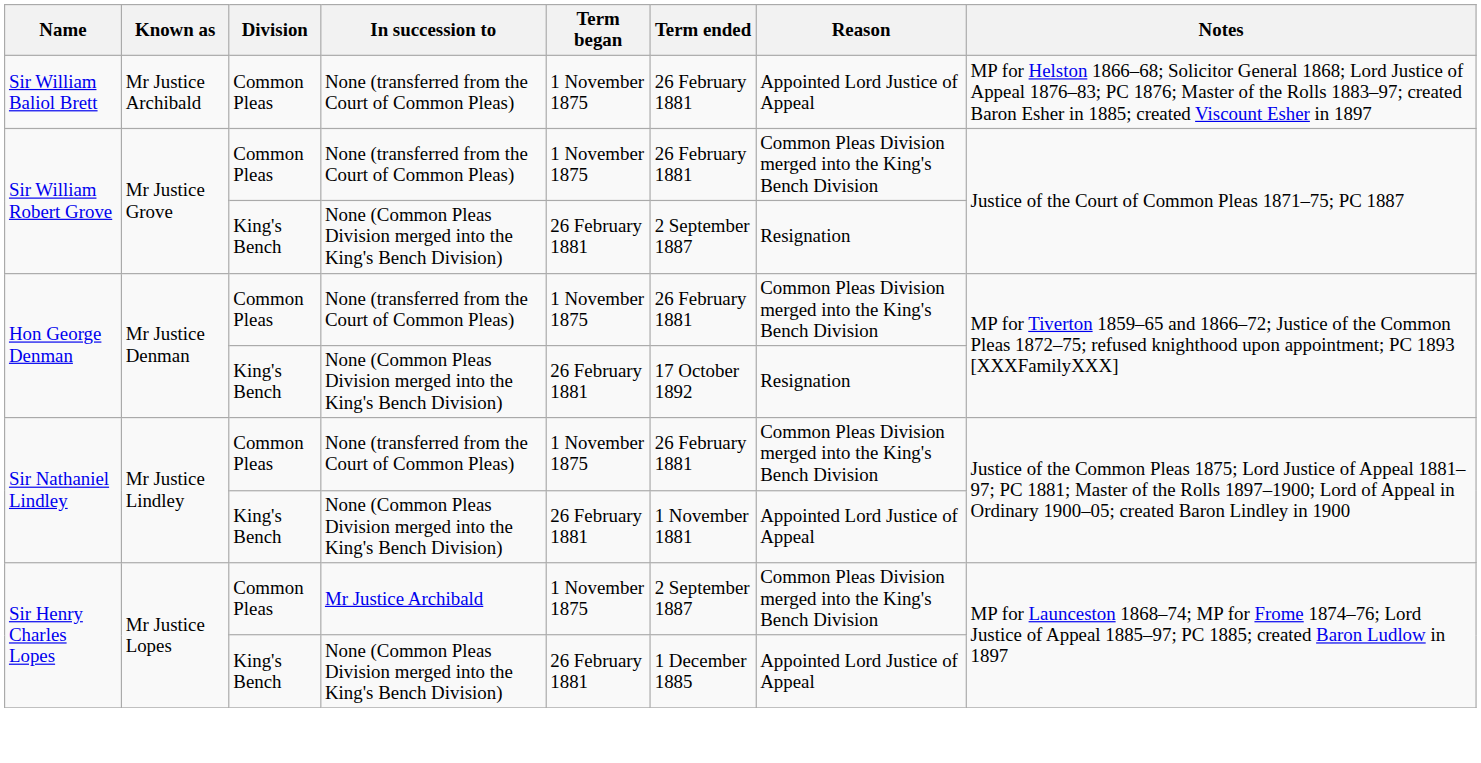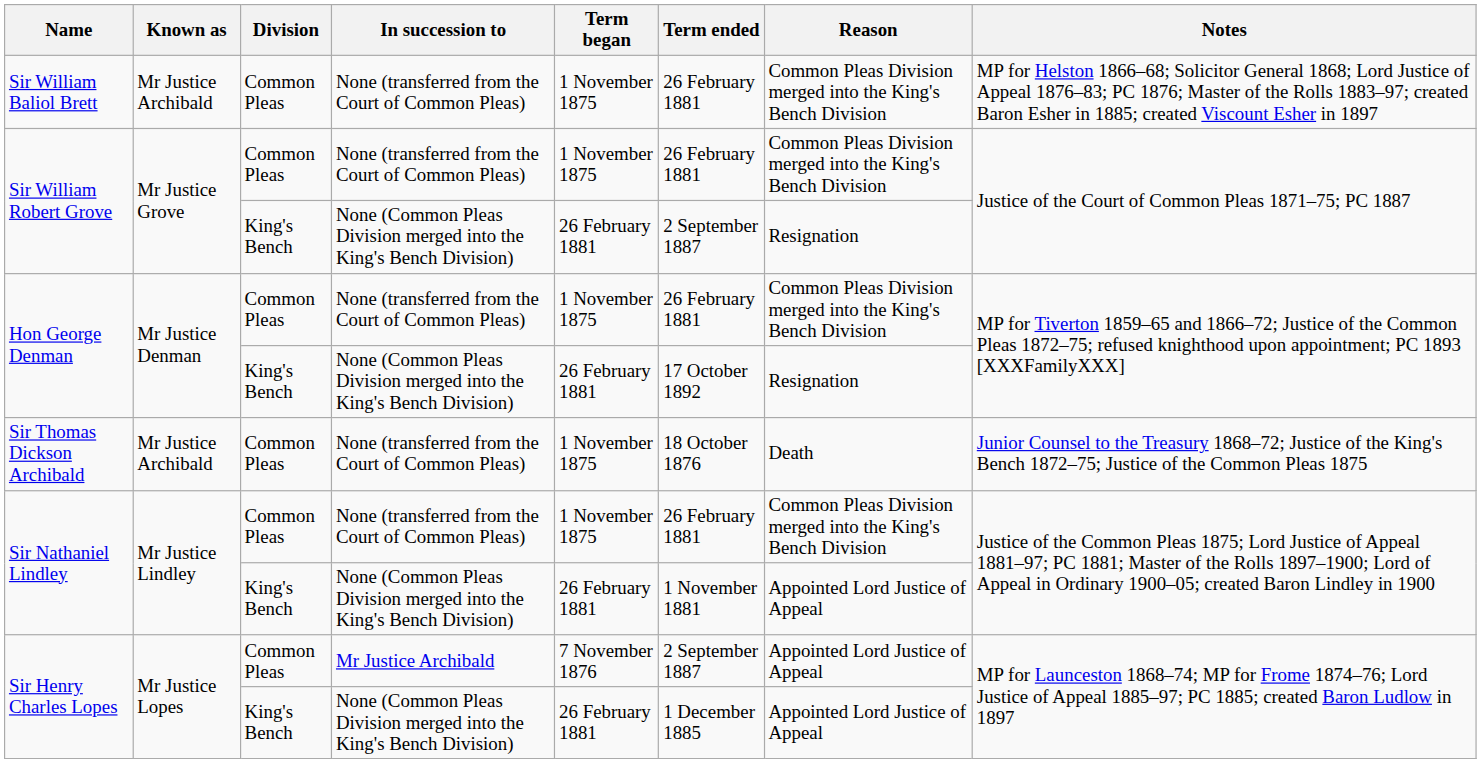(859, 91) Appointed Lord Justice of Appeal -> (861, 91) Common Pleas Division merged into the King's Bench Division
+ row: (53, 454)
(597, 598) 1 November 1875 -> (606, 660) 7 November 1876
(852, 598) Common Pleas Division merged into the King's Bench Division -> (867, 660) Appointed Lord Justice of Appeal
